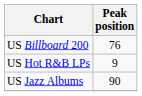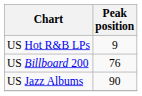rows swapped: (48, 44) <-> (48, 63)
